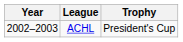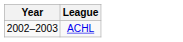- column: (139, 12)
